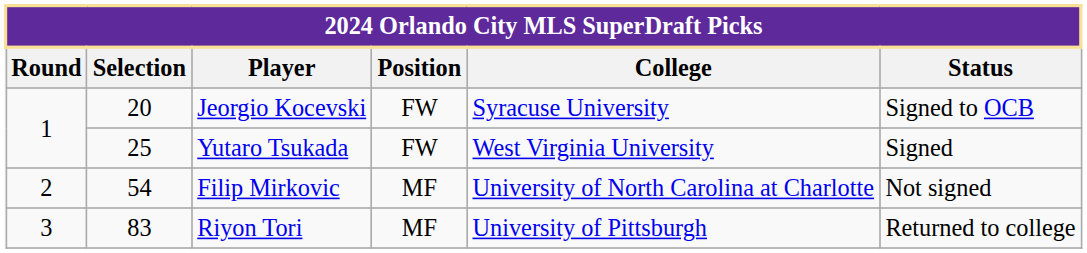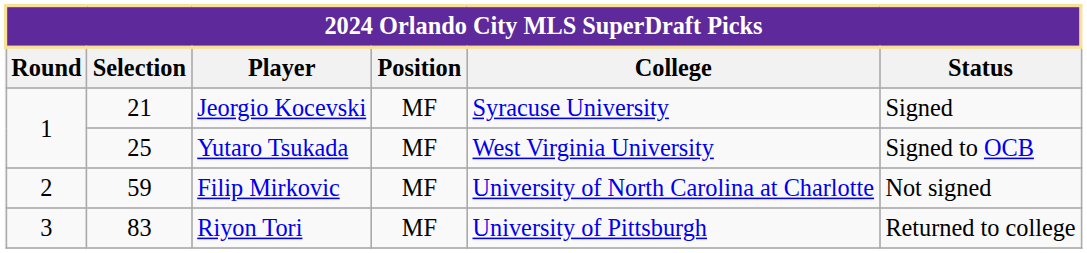(139, 108) 20 -> (139, 108) 21
(419, 108) FW -> (419, 108) MF
(960, 108) Signed to OCB -> (919, 108) Signed
(419, 148) FW -> (419, 148) MF
(919, 148) Signed -> (960, 148) Signed to OCB
(139, 188) 54 -> (139, 188) 59
